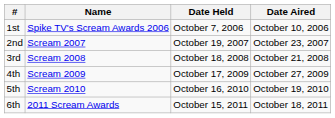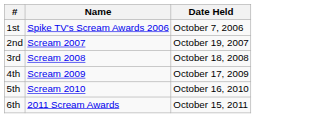- column: (291, 12)
